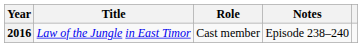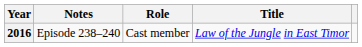columns swapped: (114, 14) <-> (307, 14)
